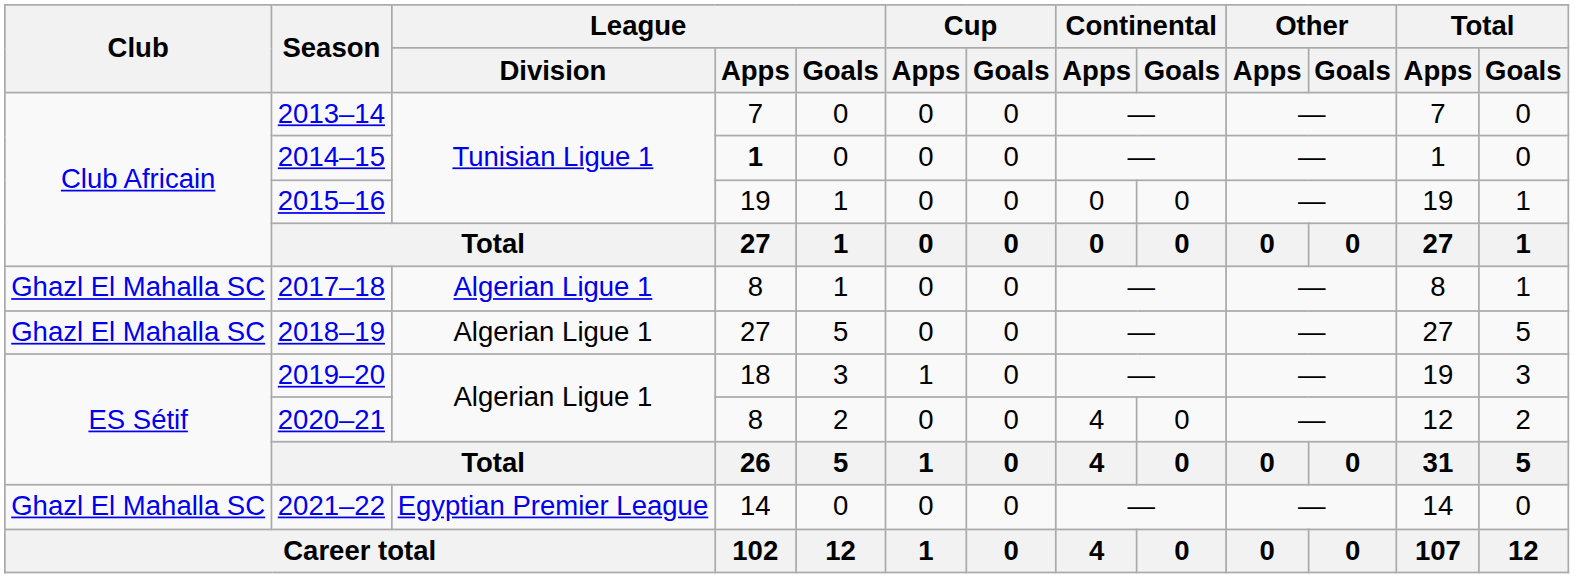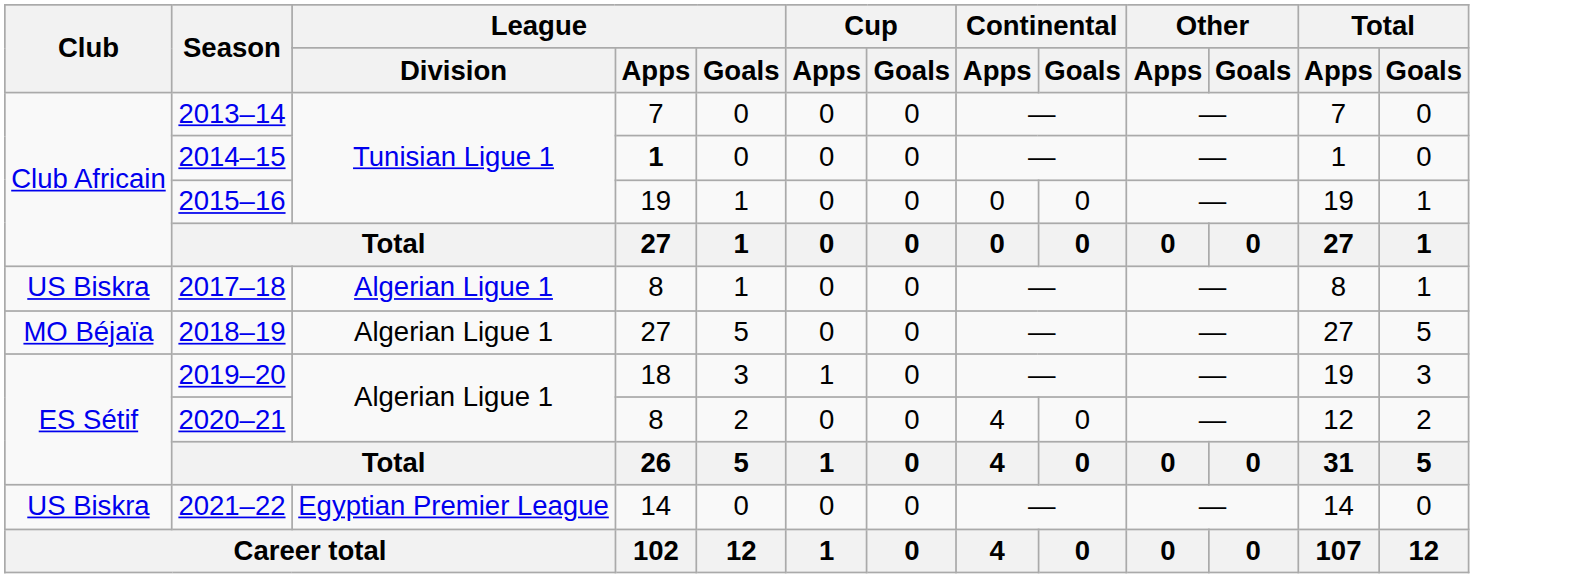(138, 288) Ghazl El Mahalla SC -> (88, 288) US Biskra
(138, 331) Ghazl El Mahalla SC -> (88, 331) MO Béjaïa
(138, 506) Ghazl El Mahalla SC -> (88, 506) US Biskra
